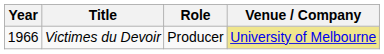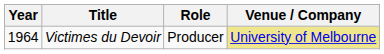(23, 37) 1966 -> (23, 37) 1964
